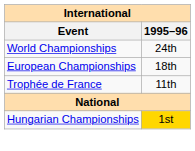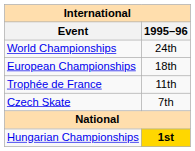+ row: (39, 102)
(166, 119) normal -> (166, 137) bold
